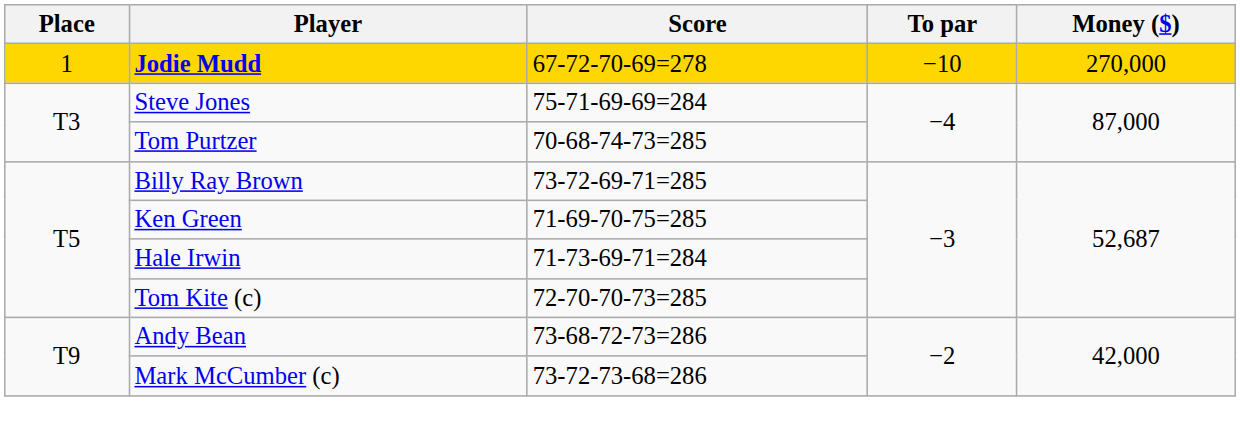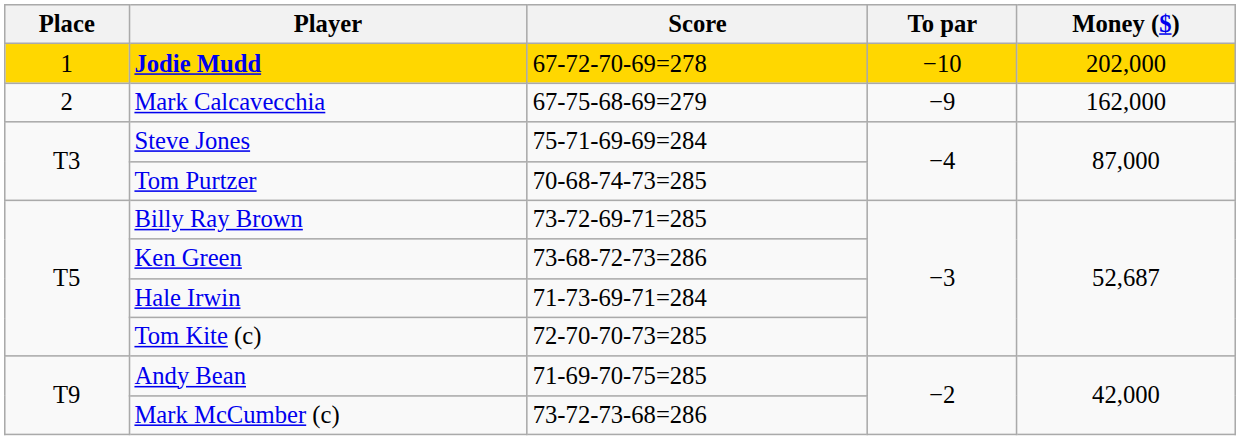(1126, 63) 270,000 -> (1126, 63) 202,000
+ row: (230, 102)
(620, 219) 71-69-70-75=285 -> (620, 258) 73-68-72-73=286
(620, 336) 73-68-72-73=286 -> (620, 375) 71-69-70-75=285
